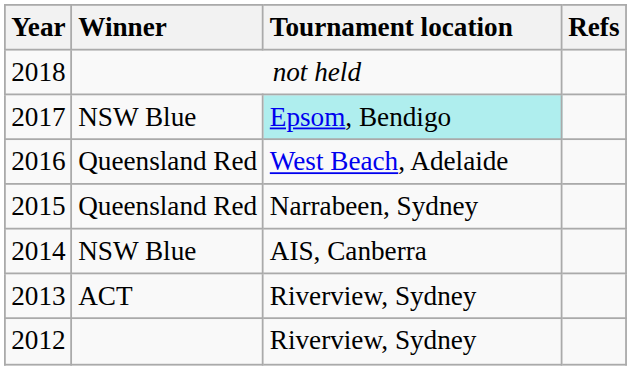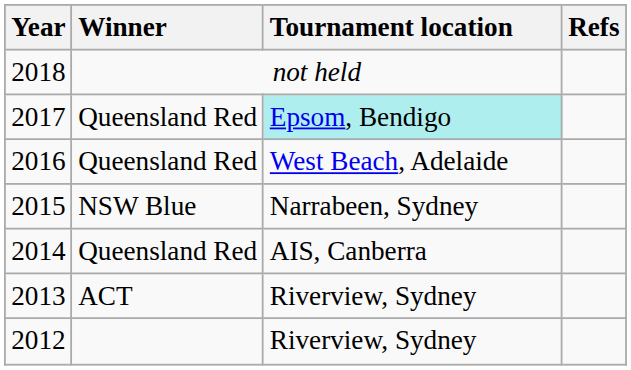(137, 116) NSW Blue -> (168, 116) Queensland Red
(168, 206) Queensland Red -> (137, 206) NSW Blue
(137, 251) NSW Blue -> (168, 251) Queensland Red
